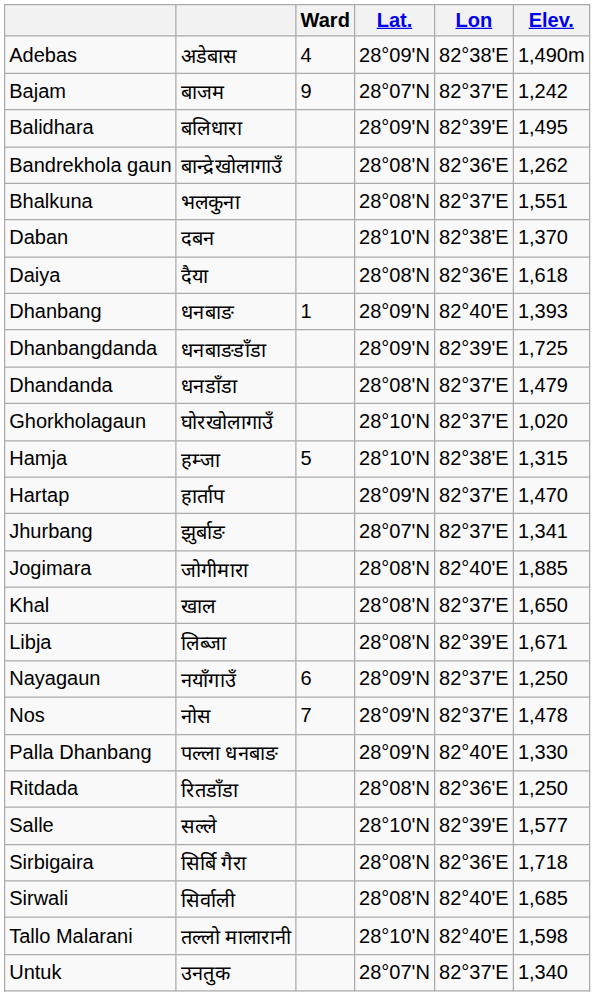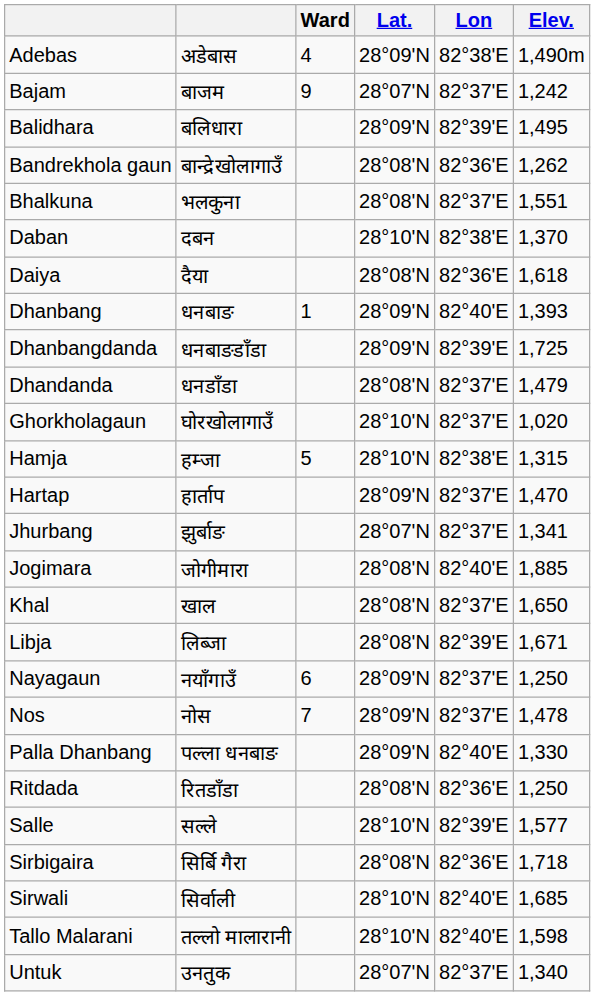(394, 899) 28°08'N -> (394, 899) 28°10'N
